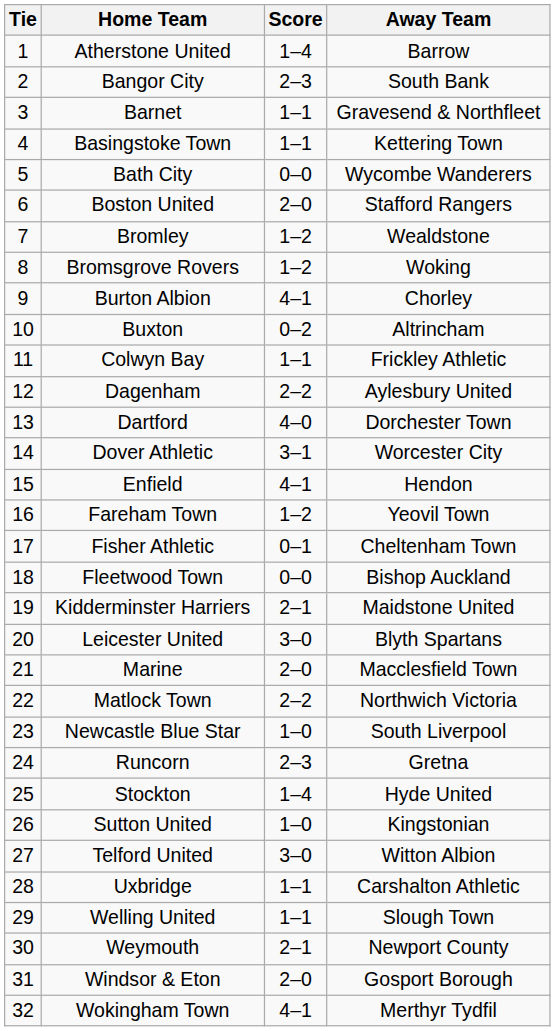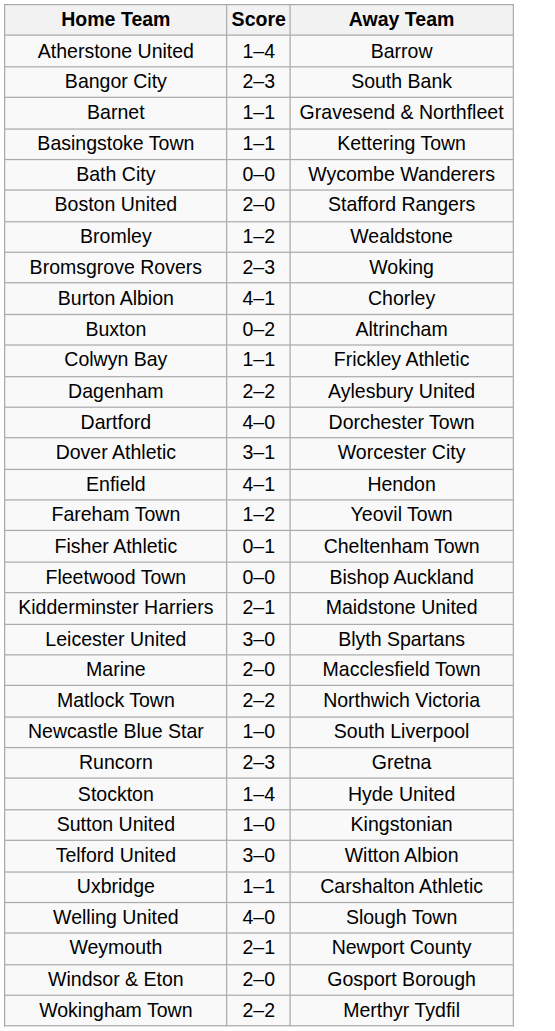- column: (23, 19)
(296, 267) 1–2 -> (259, 267) 2–3
(296, 917) 1–1 -> (259, 917) 4–0
(296, 1010) 4–1 -> (259, 1010) 2–2
